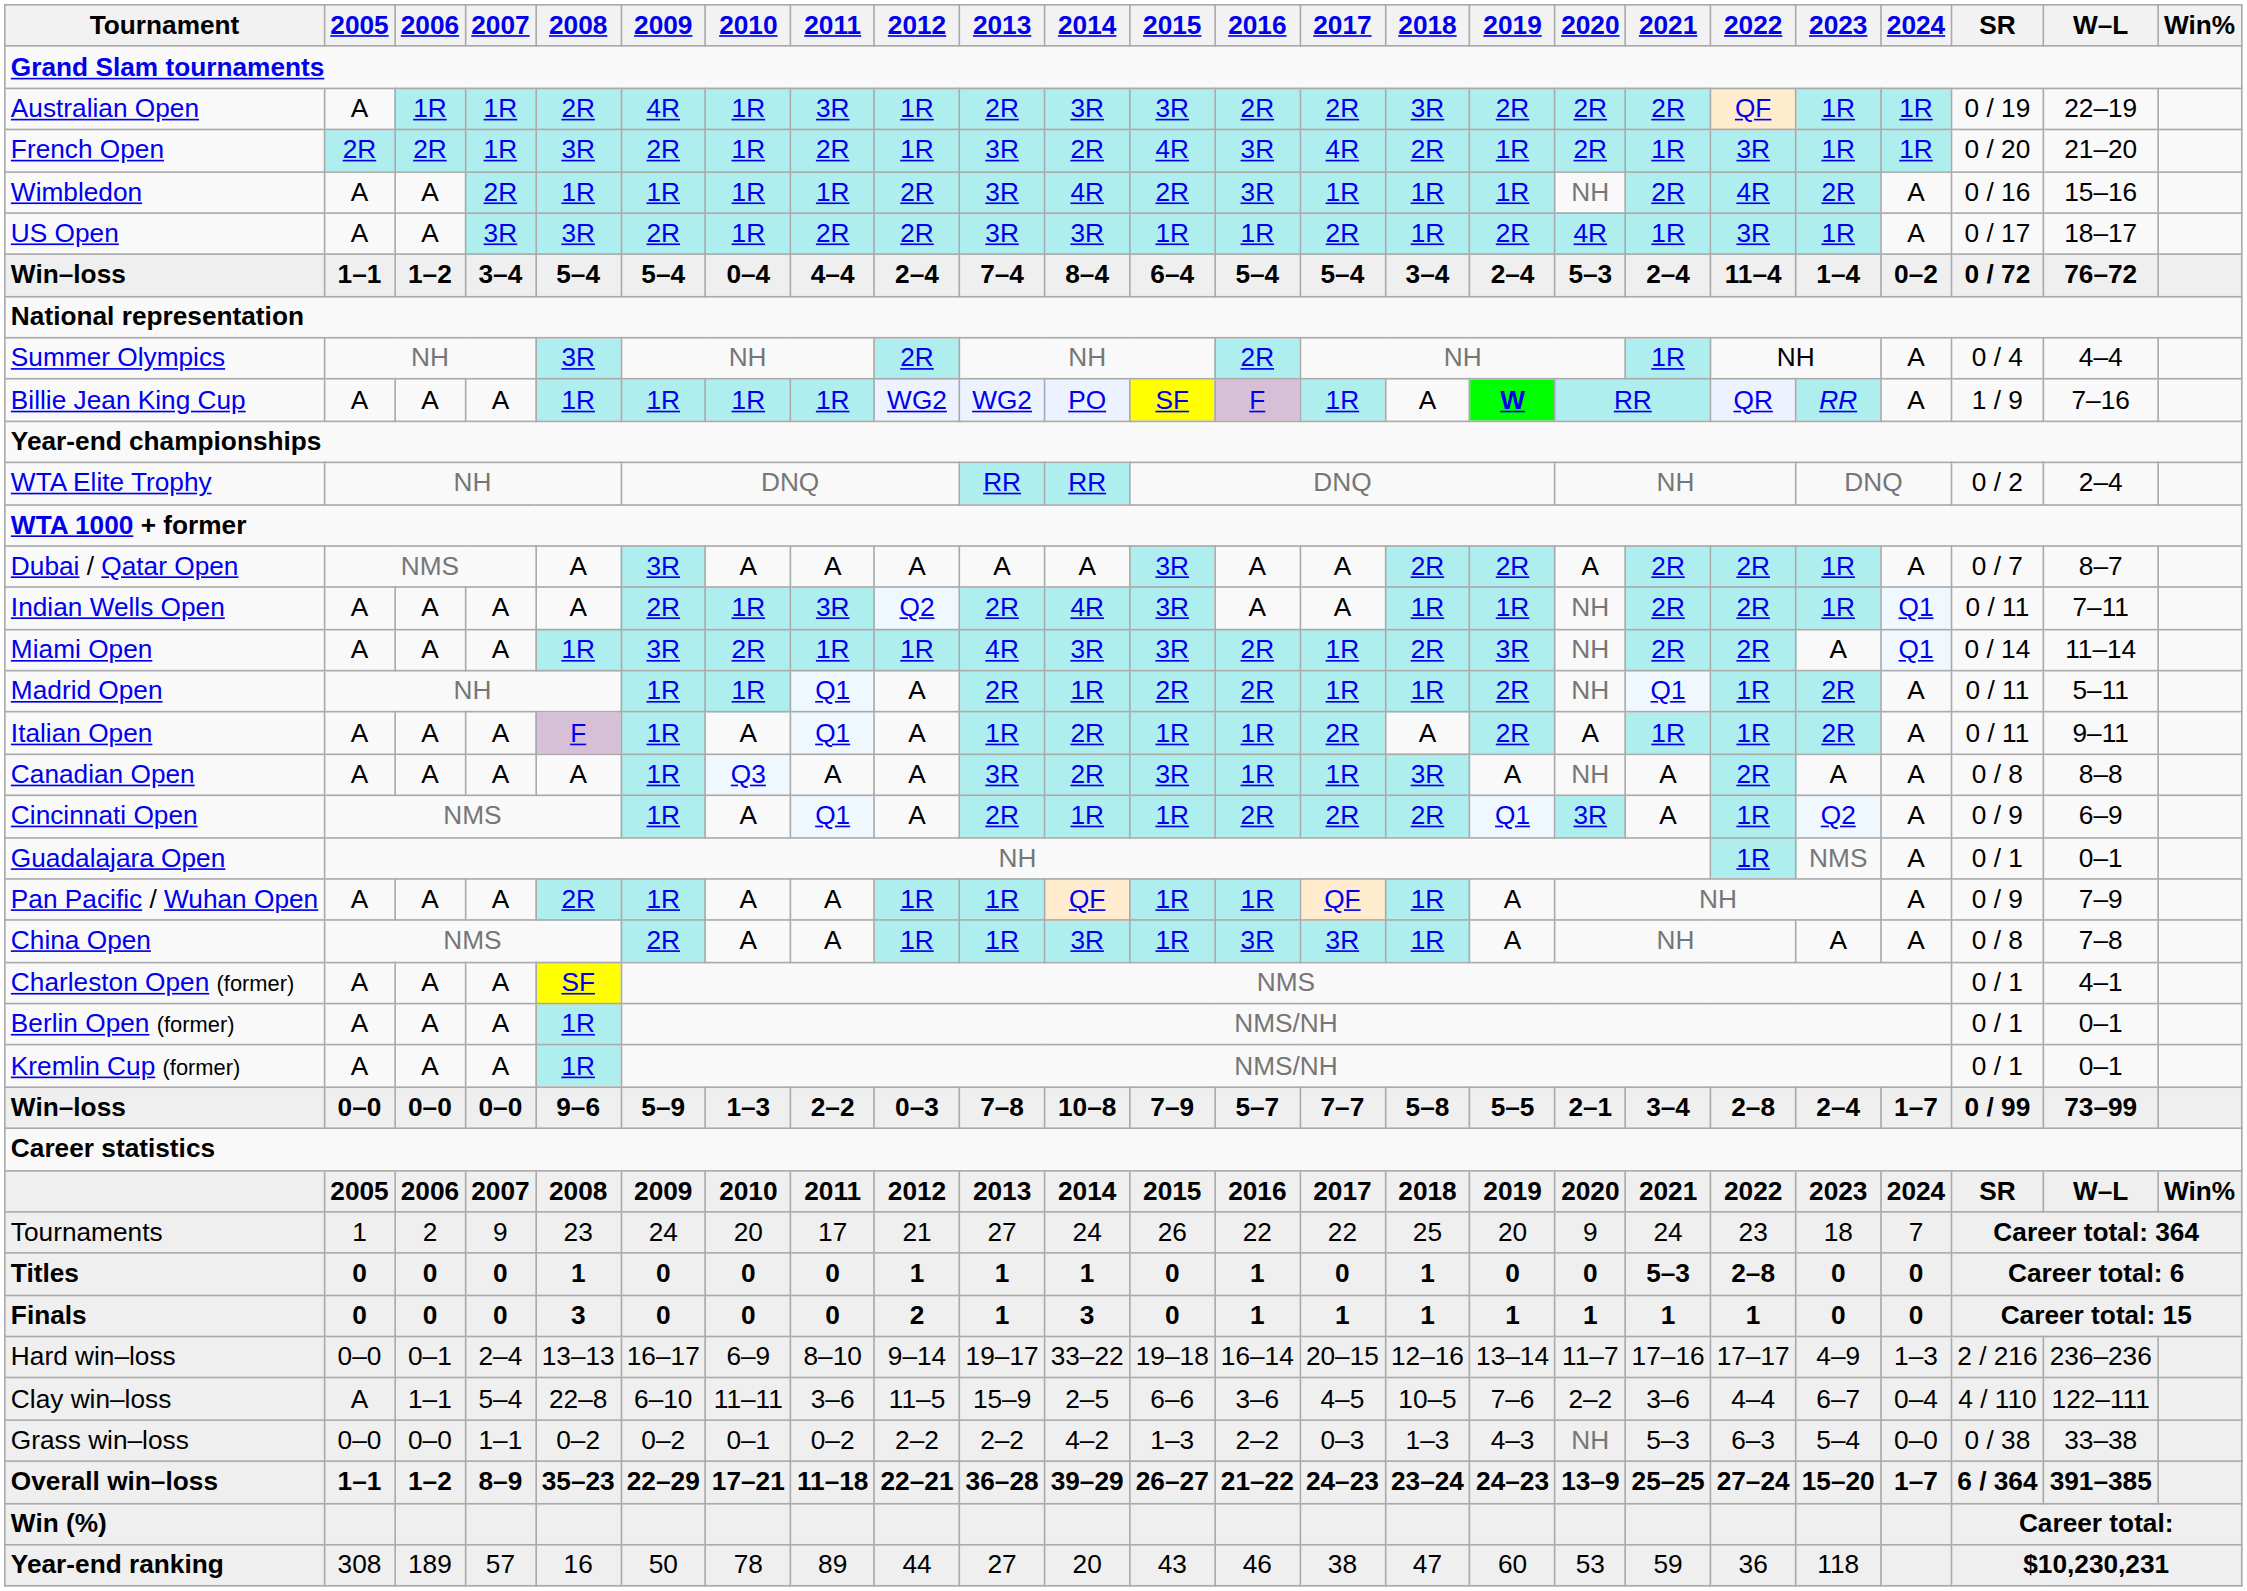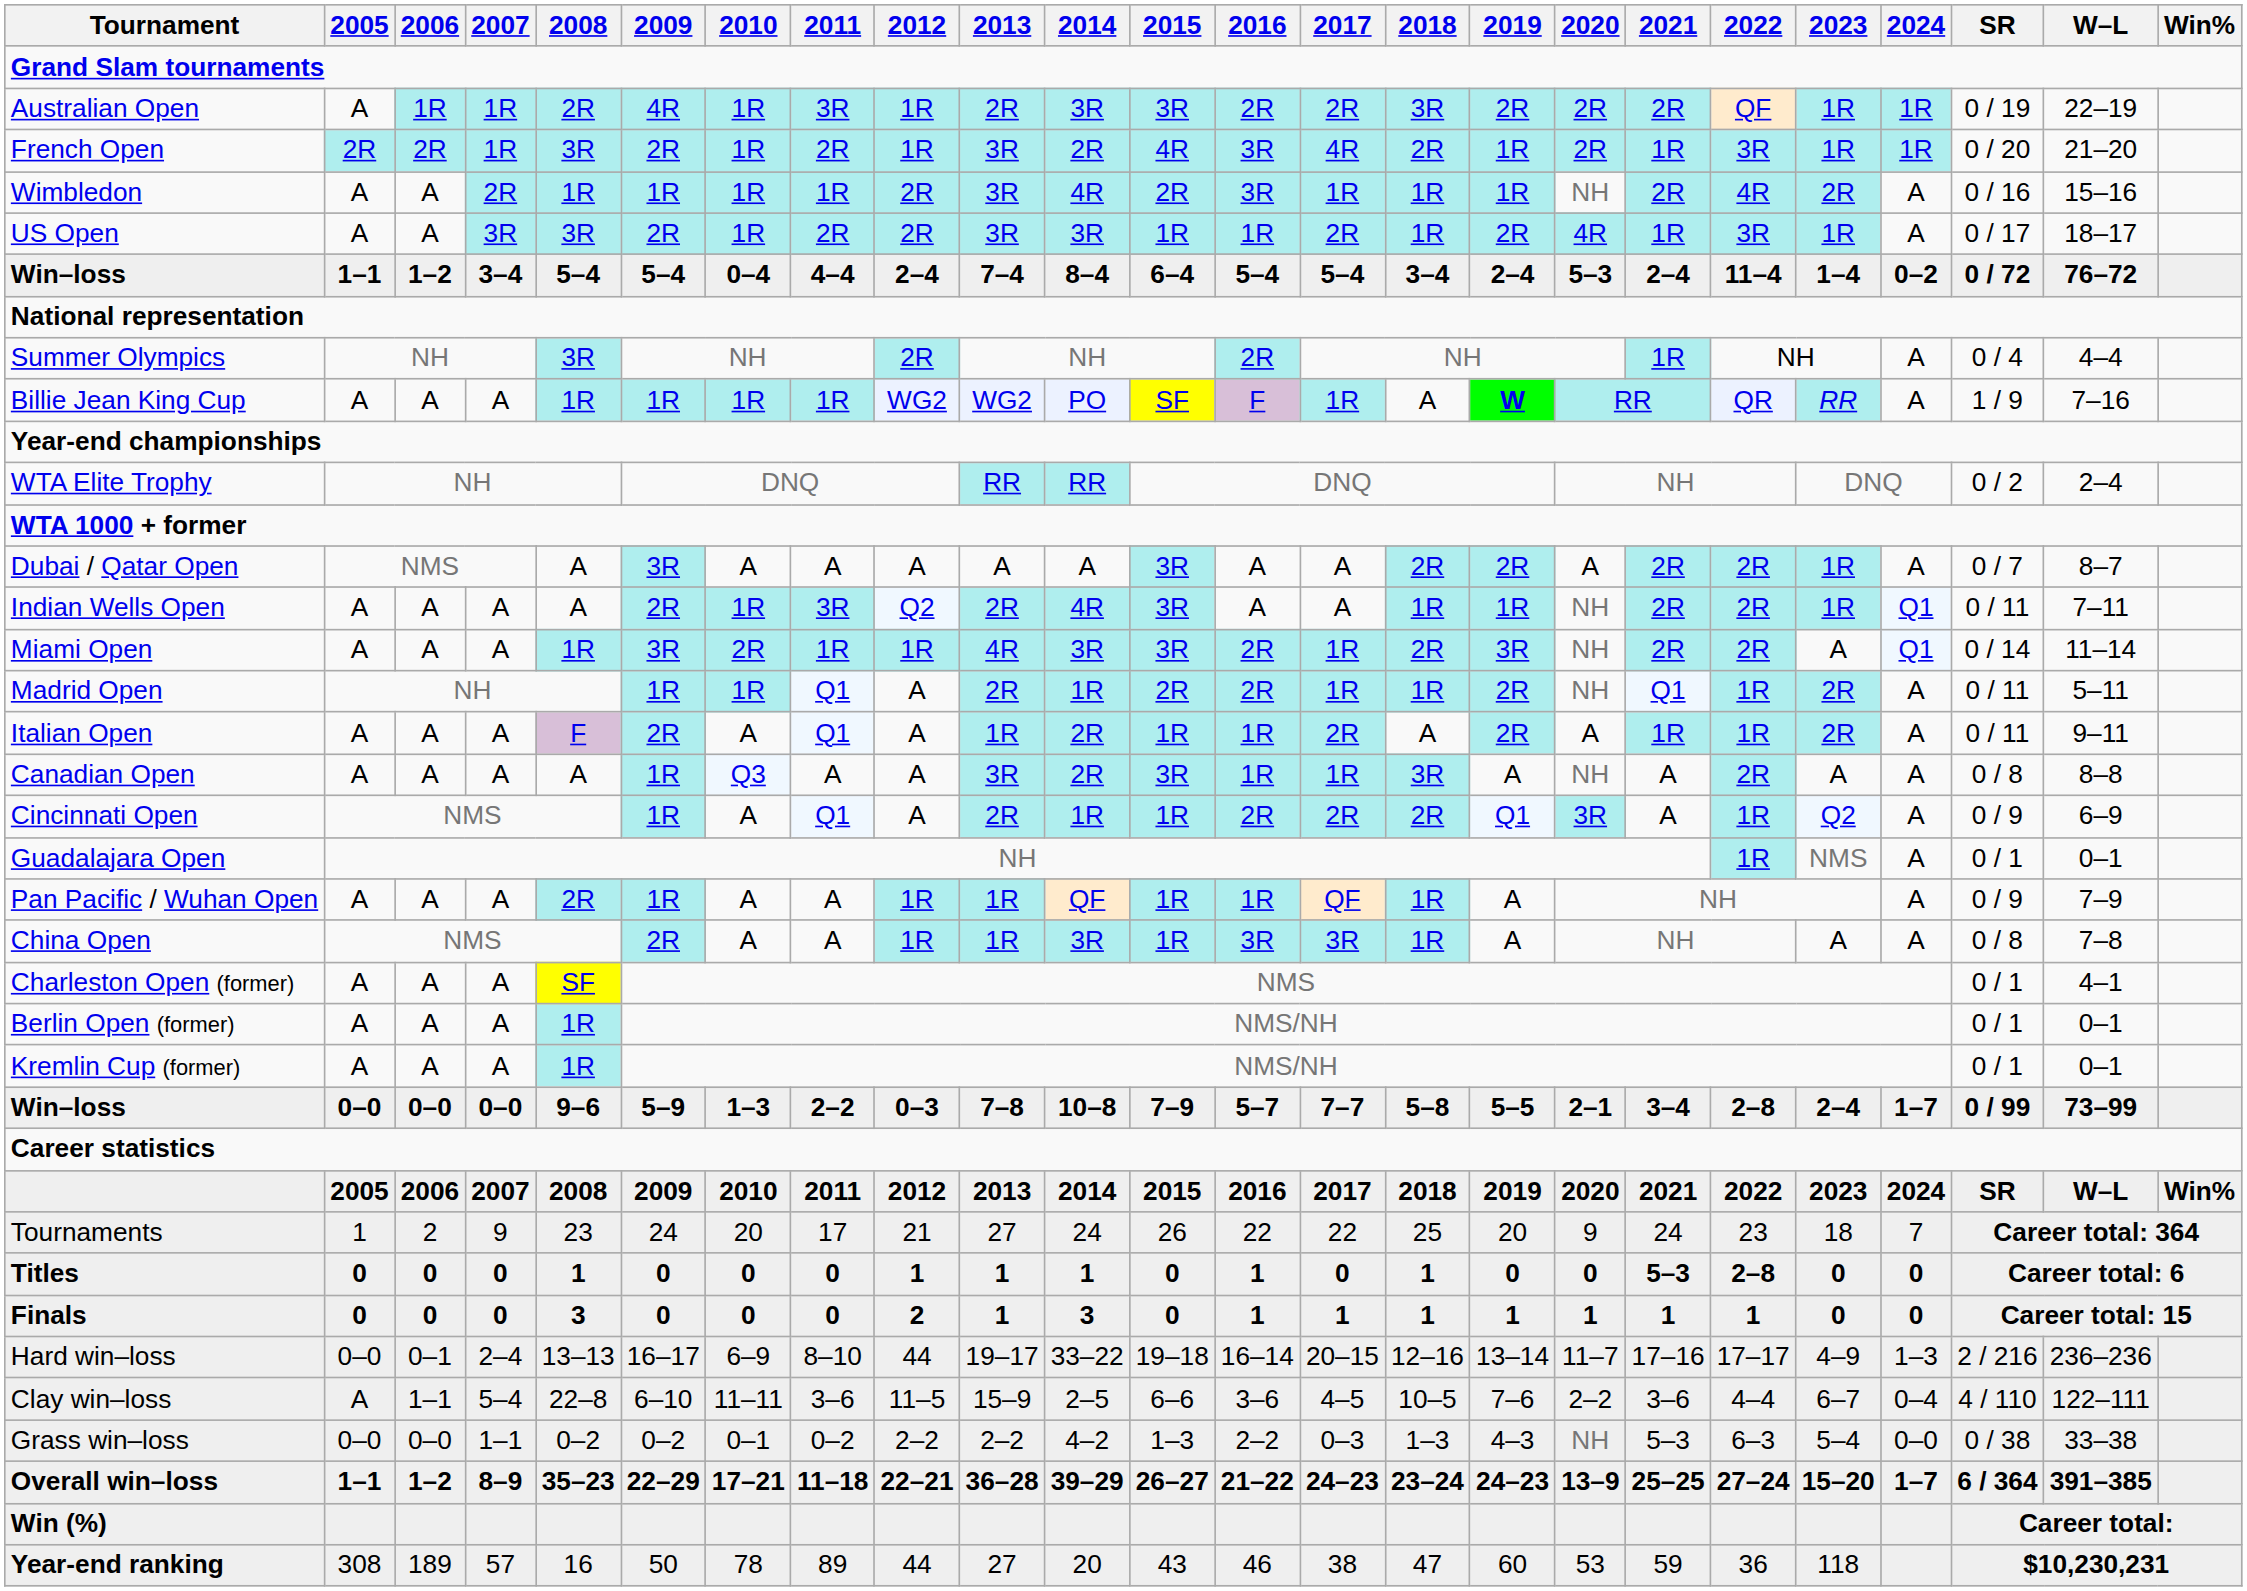(663, 732) 1R -> (663, 732) 2R
(917, 1356) 9–14 -> (917, 1356) 44
